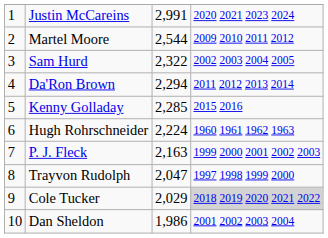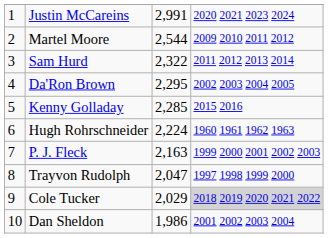(244, 61) 2002 2003 2004 2005 -> (244, 61) 2011 2012 2013 2014
(171, 84) 2,294 -> (171, 84) 2,295
(244, 84) 2011 2012 2013 2014 -> (244, 84) 2002 2003 2004 2005
